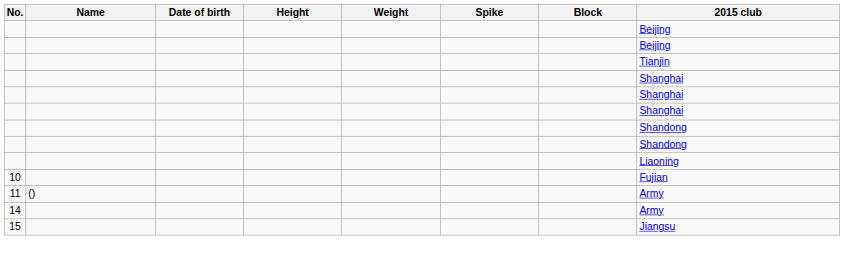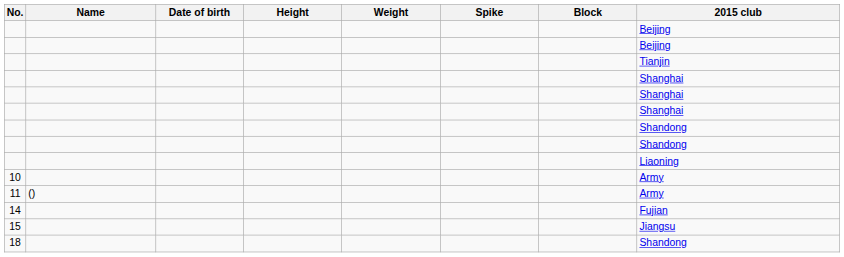(654, 177) Fujian -> (652, 177) Army
(652, 210) Army -> (654, 210) Fujian
+ row: (15, 243)
